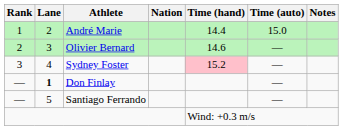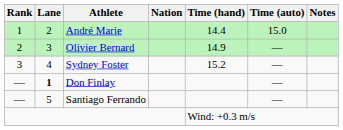(216, 47) 14.6 -> (216, 47) 14.9
(216, 64) pink background -> (216, 64) no background
